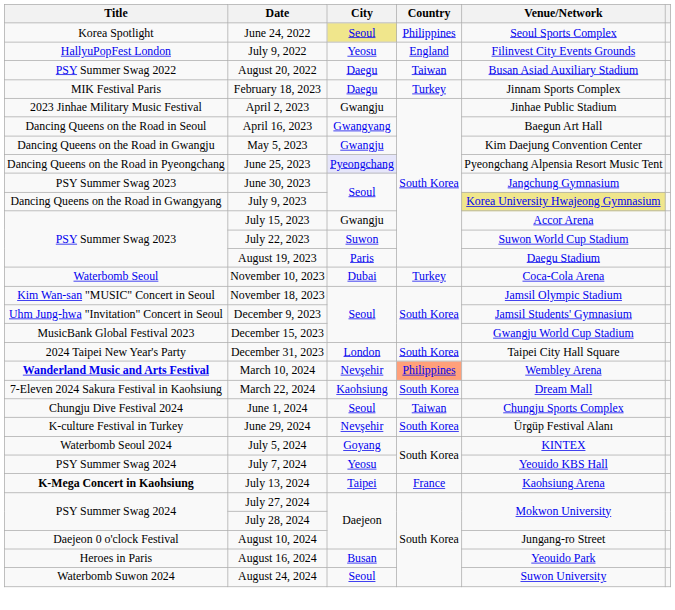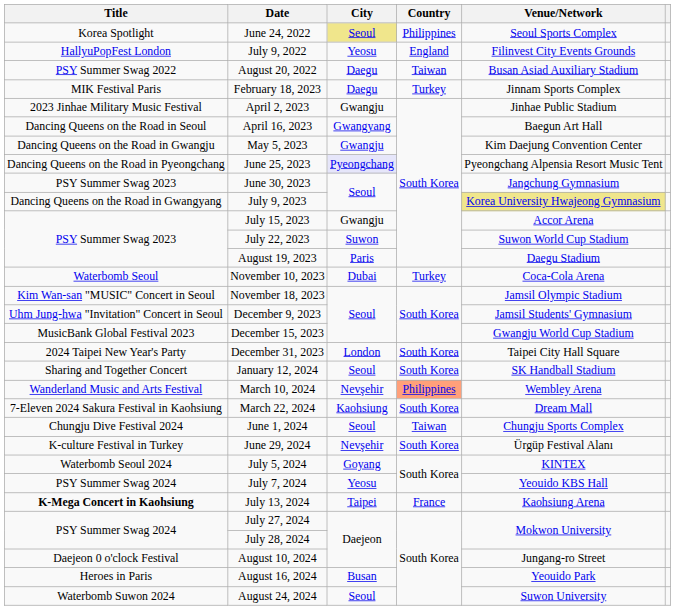+ row: (277, 370)
(116, 370) bold -> (116, 389) normal
